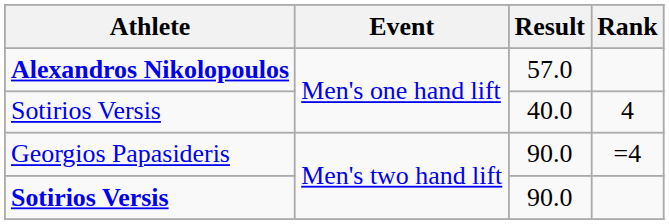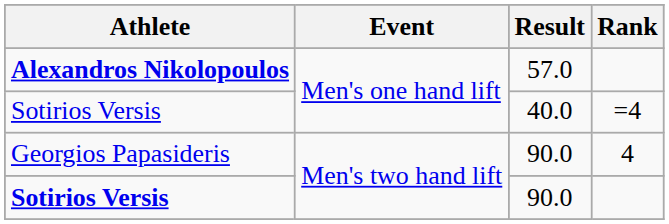(627, 111) 4 -> (627, 111) =4
(627, 154) =4 -> (627, 154) 4
